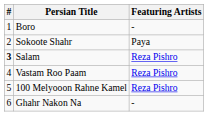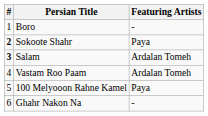(9, 42) normal -> (9, 42) bold
(154, 57) Reza Pishro -> (161, 57) Ardalan Tomeh
(154, 73) Reza Pishro -> (161, 73) Ardalan Tomeh
(154, 88) Reza Pishro -> (141, 88) Paya
